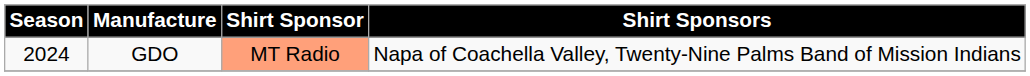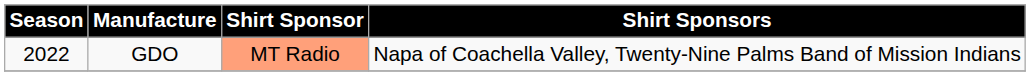(46, 53) 2024 -> (46, 53) 2022
